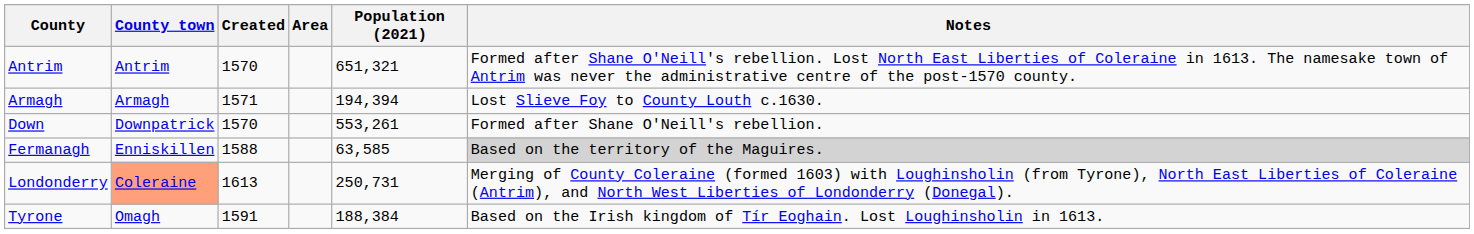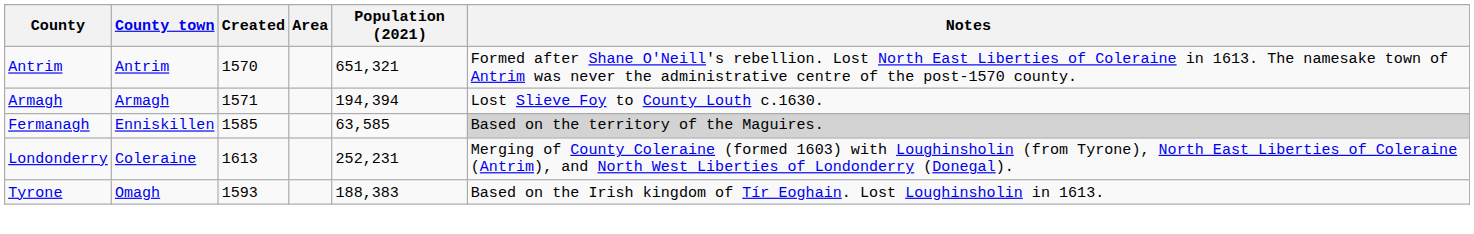- row: (26, 125)
(240, 150) 1588 -> (240, 125) 1585
(156, 183) lightsalmon background -> (156, 159) no background
(367, 183) 250,731 -> (367, 159) 252,231
(240, 217) 1591 -> (240, 192) 1593
(367, 217) 188,384 -> (367, 192) 188,383
